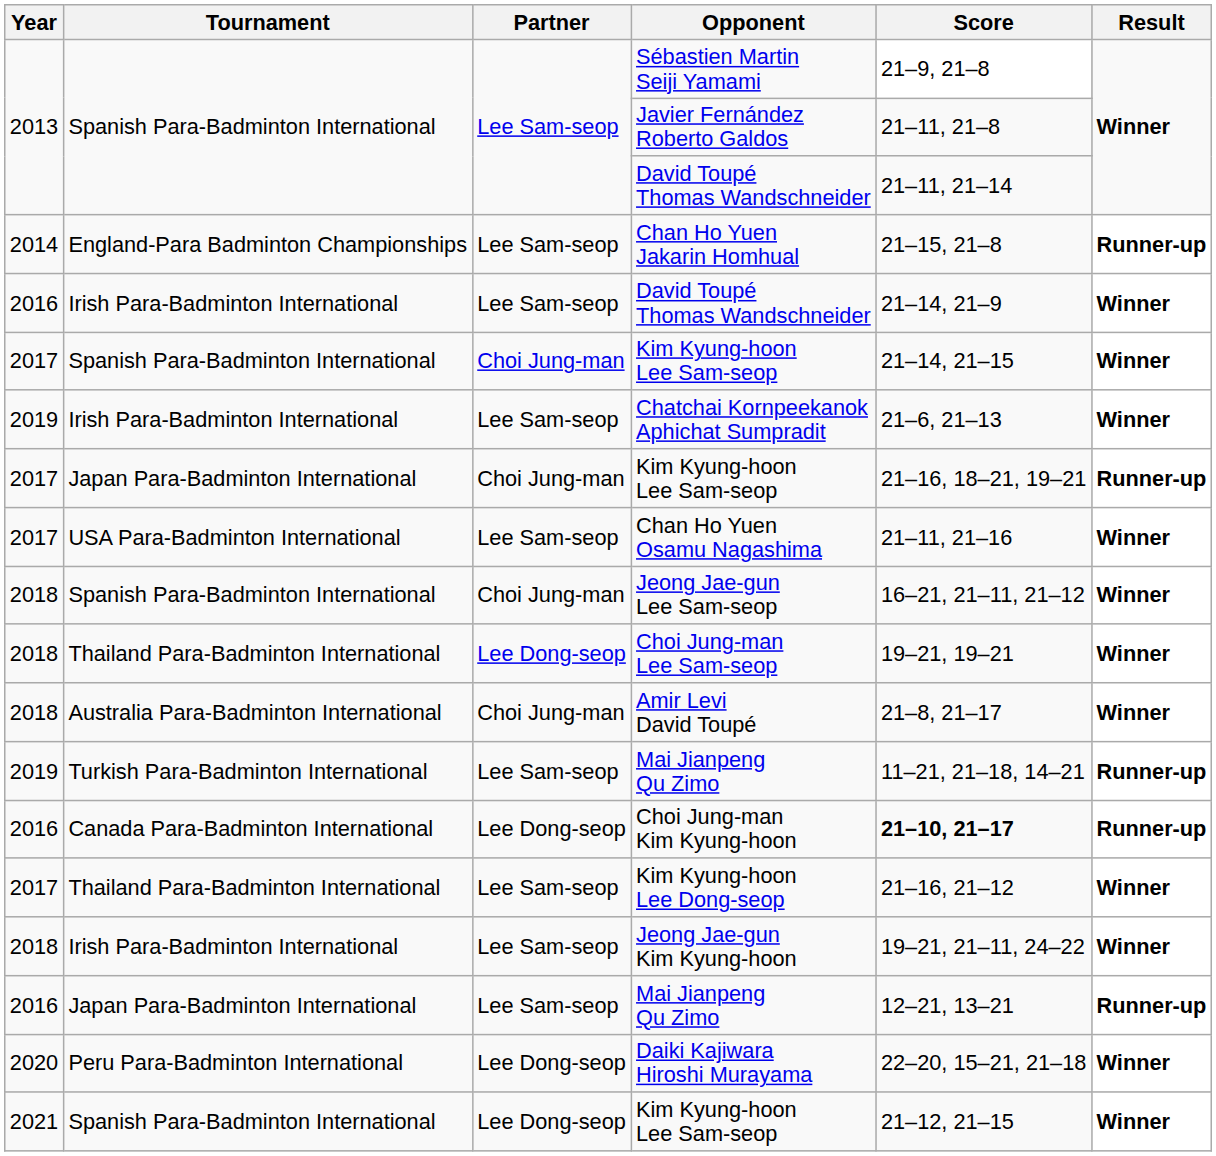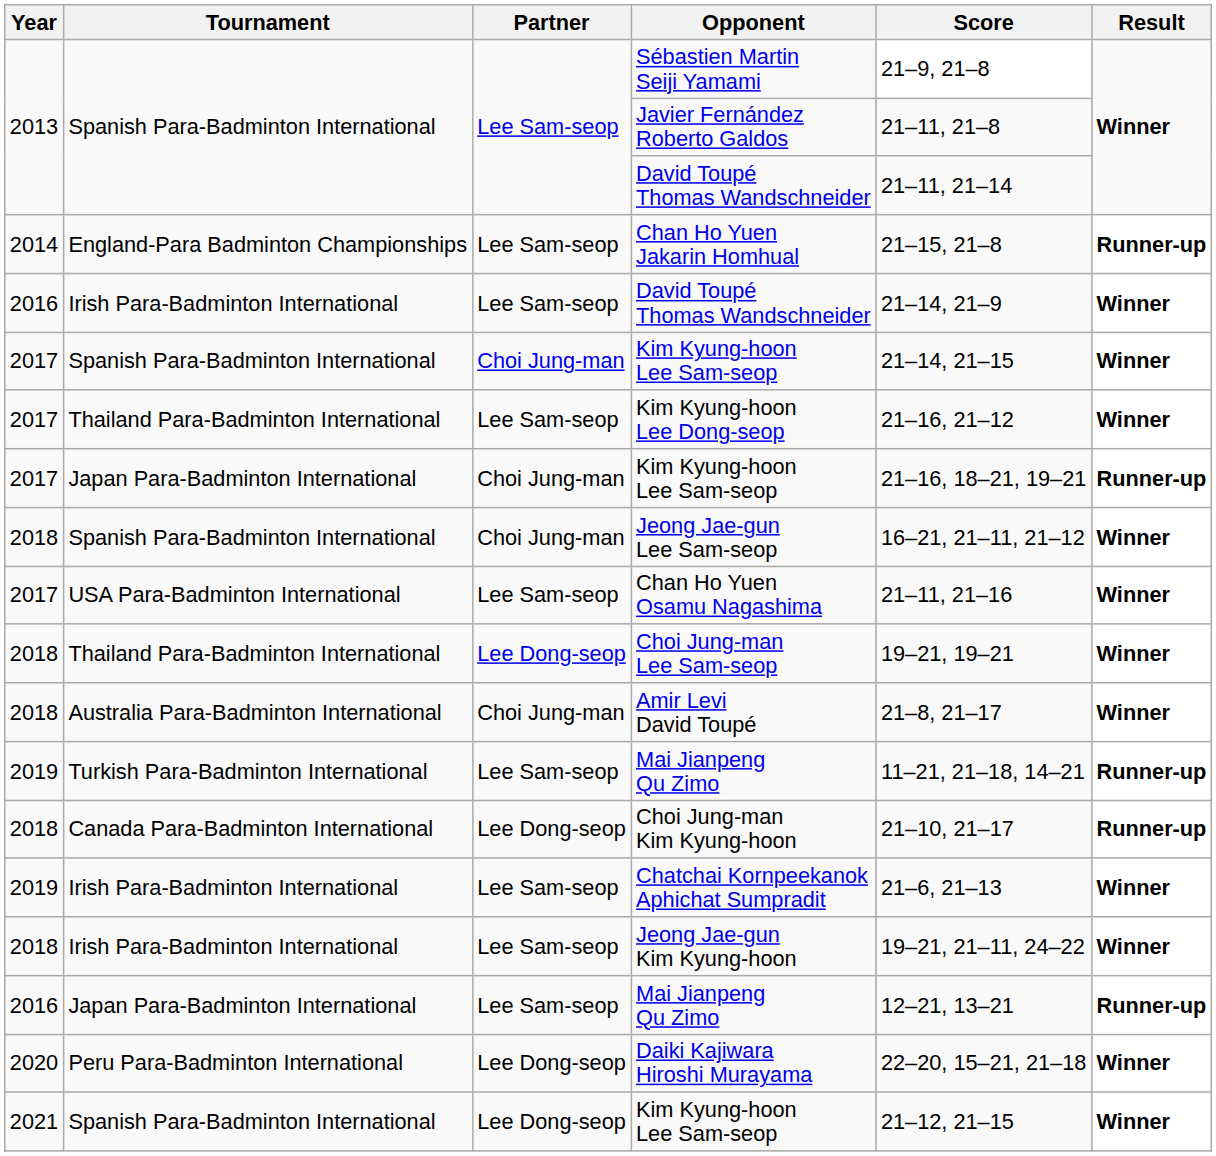rows swapped: (254, 888) <-> (233, 420)
rows swapped: (234, 537) <-> (252, 595)
(34, 829) 2016 -> (34, 829) 2018
(947, 829) bold -> (947, 829) normal
